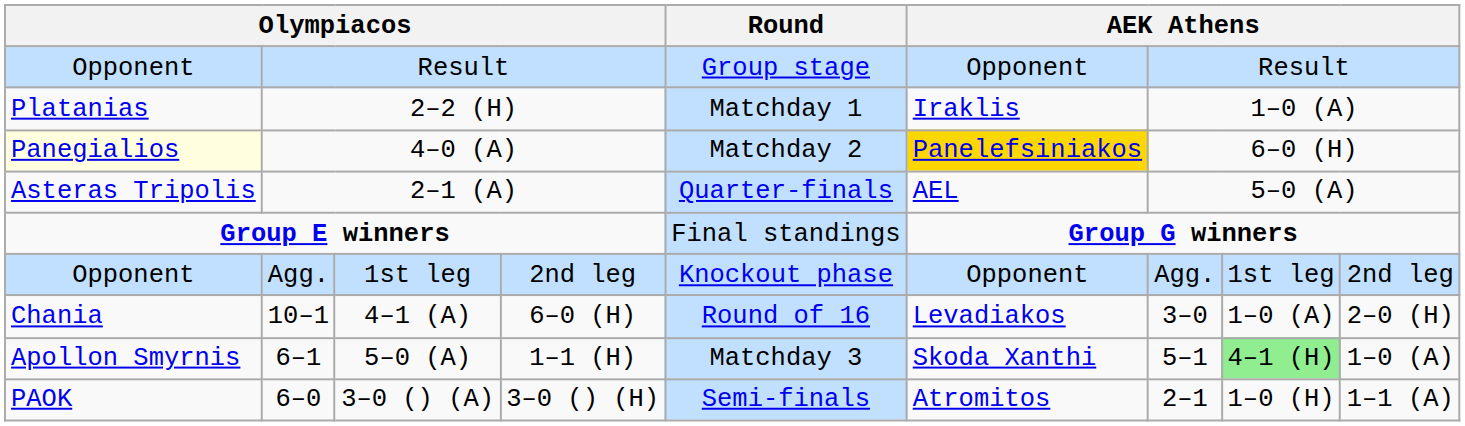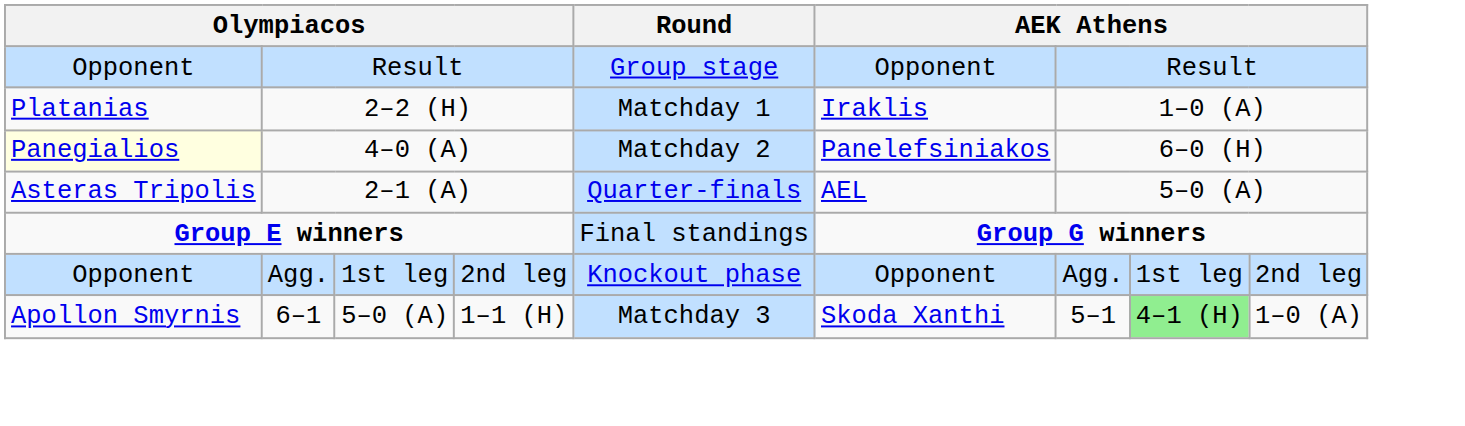(1027, 150) gold background -> (936, 150) no background
- row: (298, 316)
- row: (298, 399)
